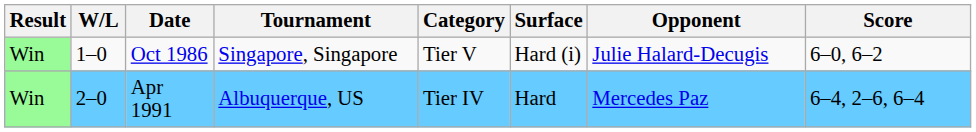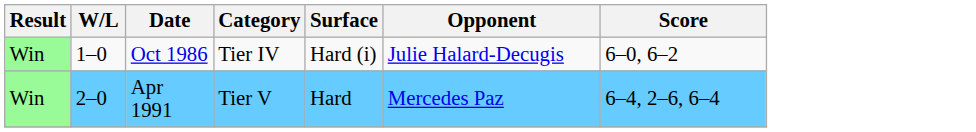- column: (316, 20)
(450, 53) Tier V -> (249, 53) Tier IV
(453, 98) Tier IV -> (245, 98) Tier V
